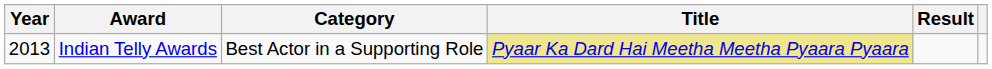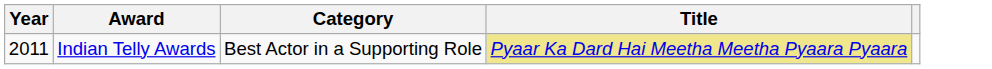- column: (946, 19)
(30, 48) 2013 -> (29, 48) 2011
